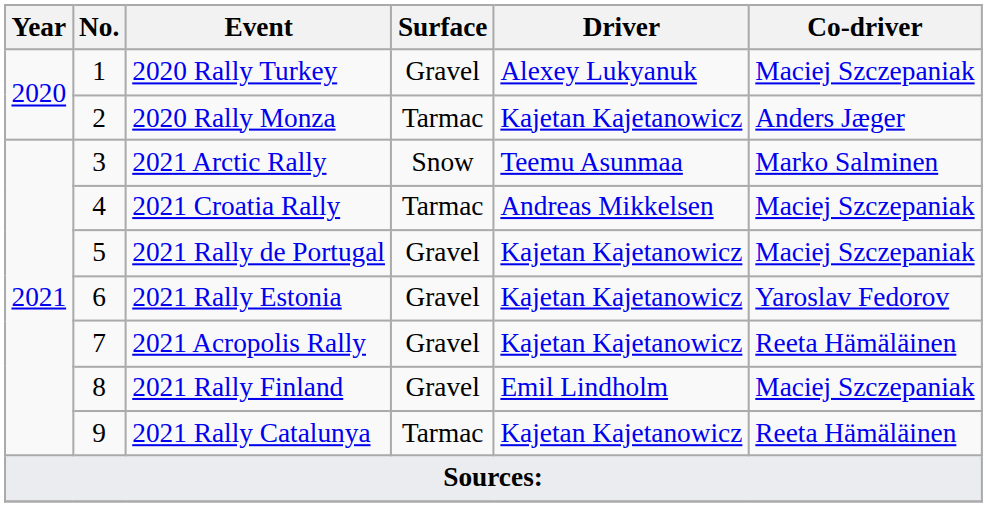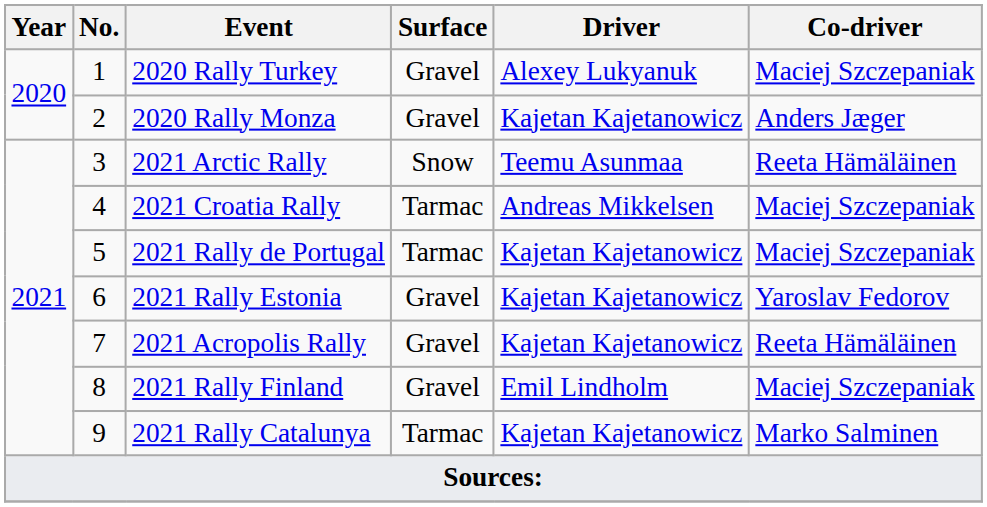(443, 116) Tarmac -> (443, 116) Gravel
(847, 161) Marko Salminen -> (856, 161) Reeta Hämäläinen
(443, 252) Gravel -> (443, 252) Tarmac
(856, 432) Reeta Hämäläinen -> (847, 432) Marko Salminen
